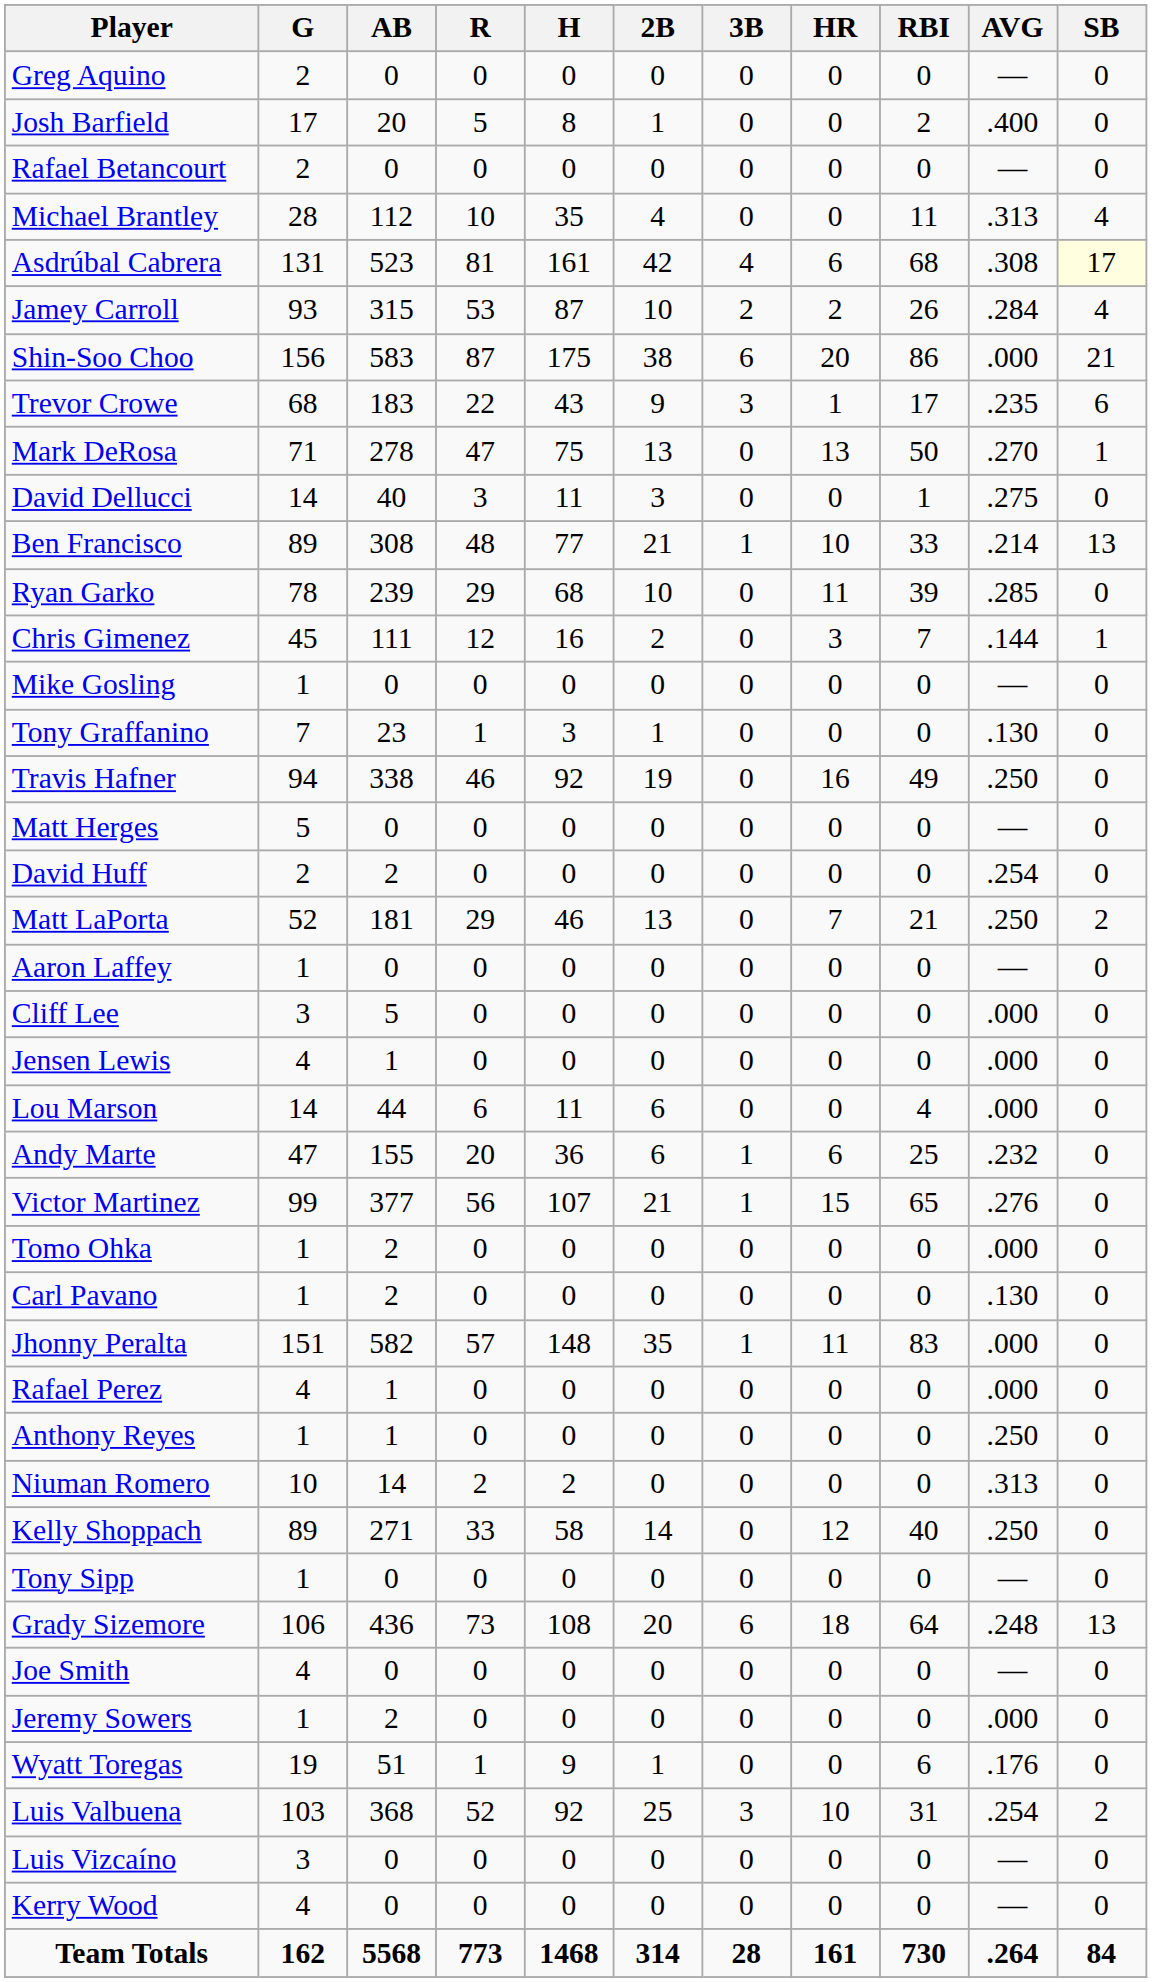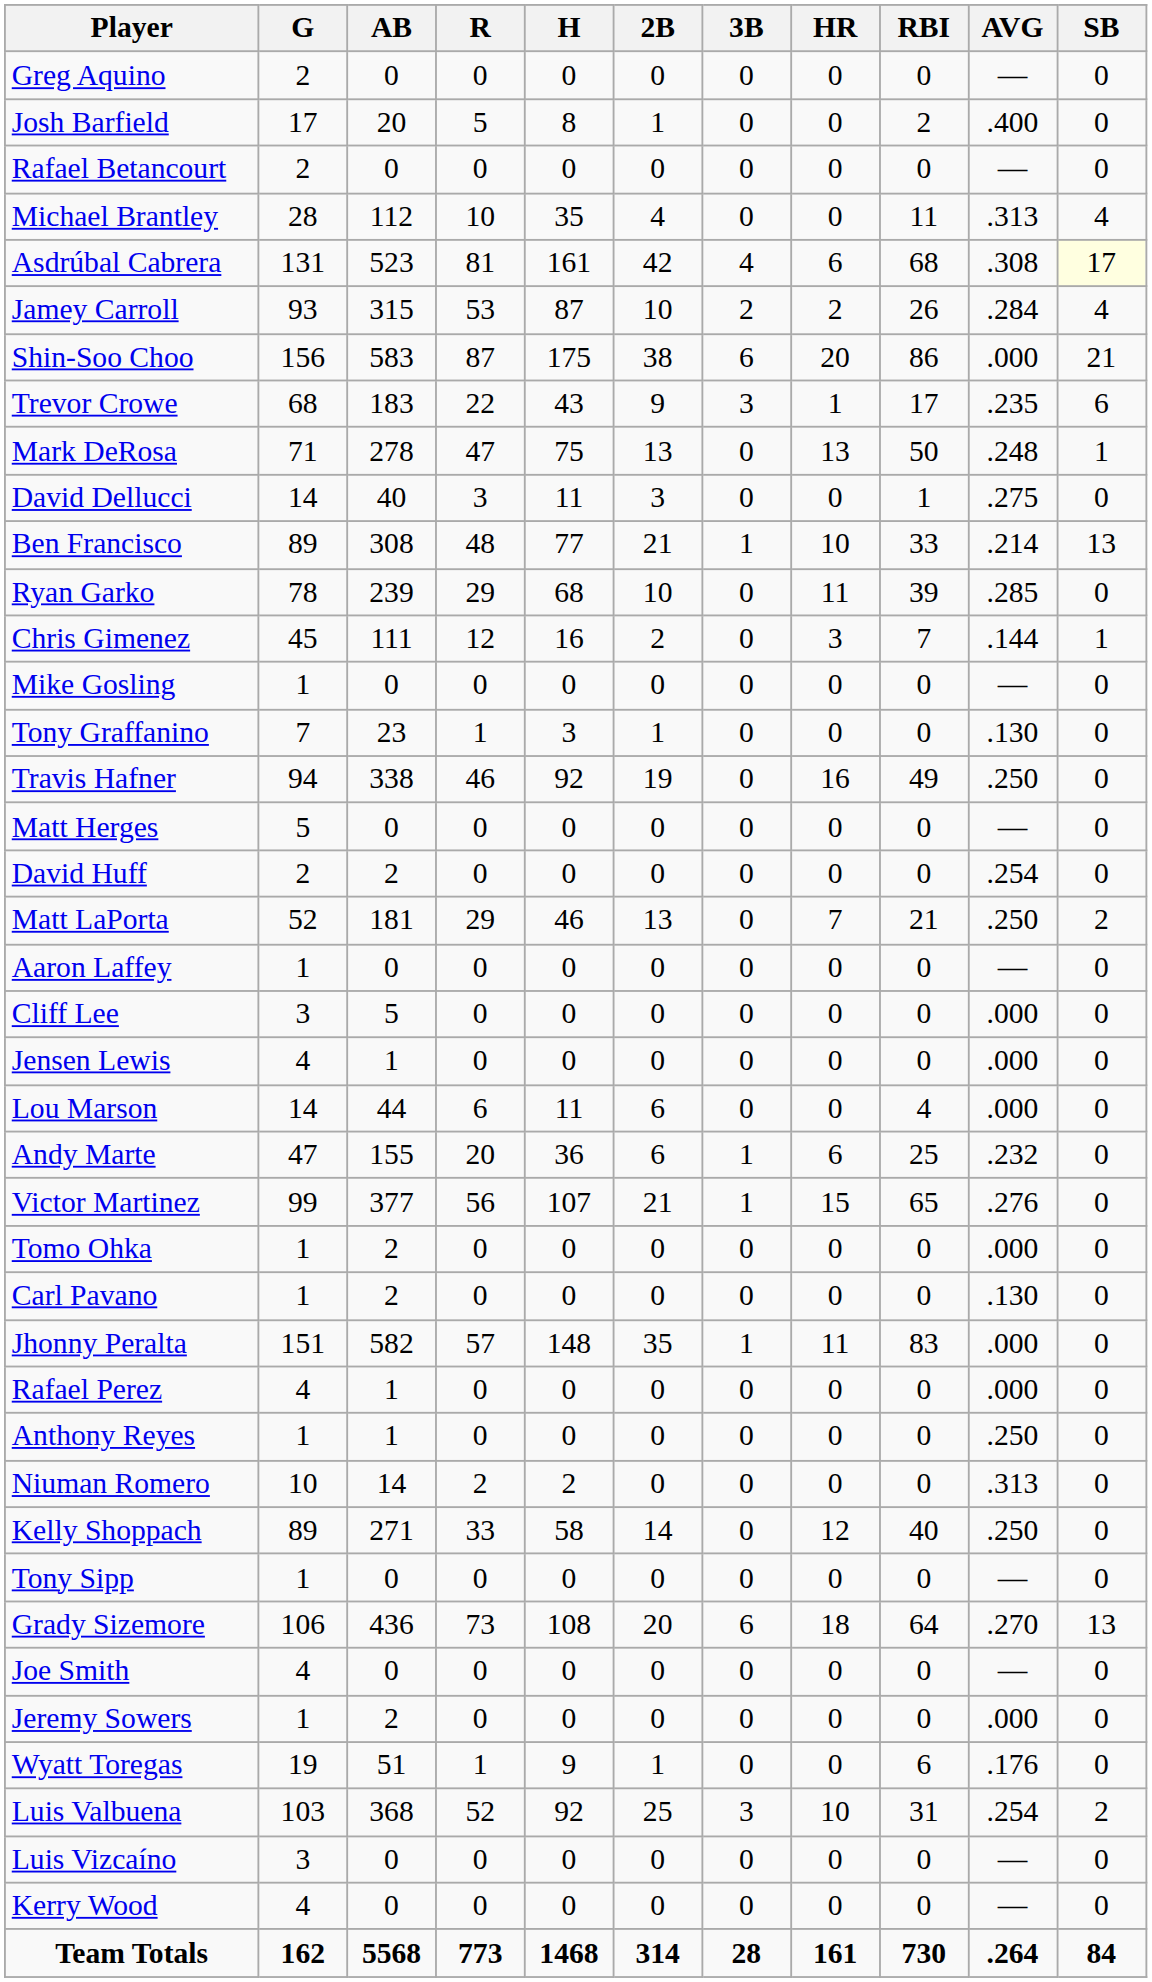(1013, 450) .270 -> (1013, 450) .248
(1013, 1624) .248 -> (1013, 1624) .270
